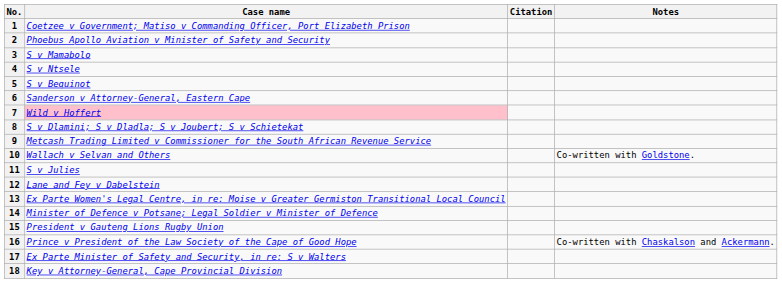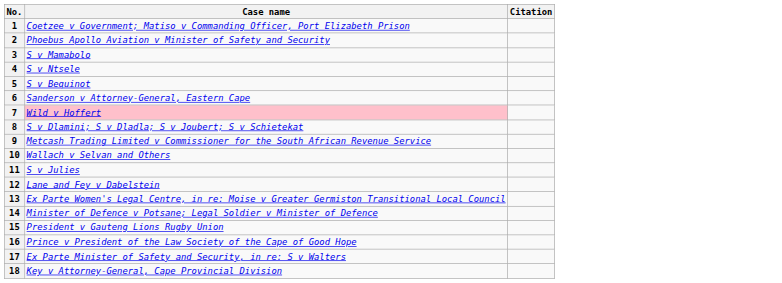- column: (666, 12)
